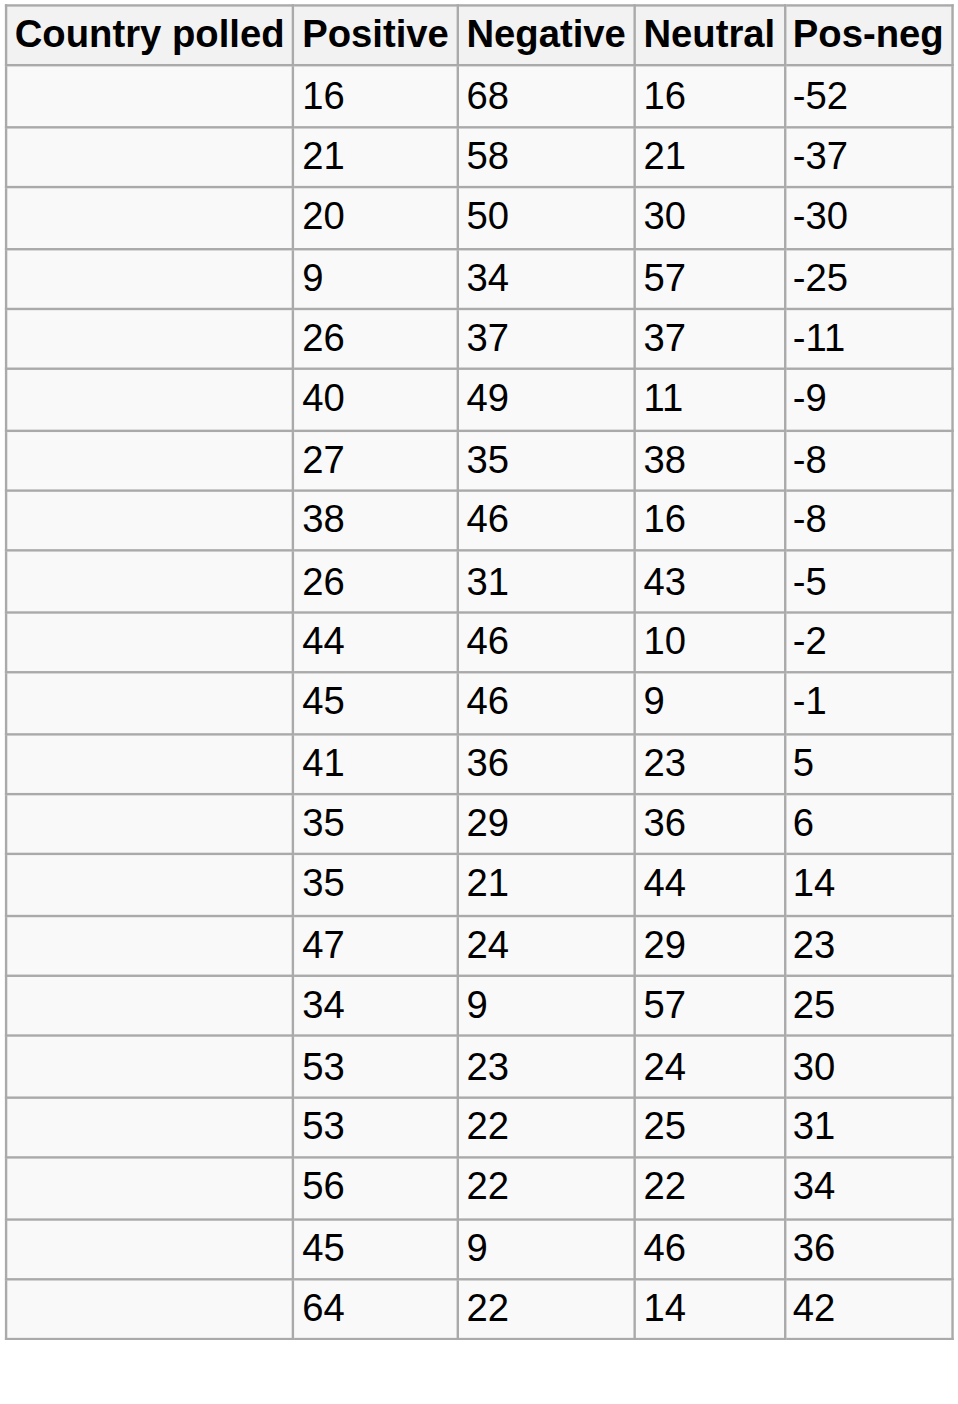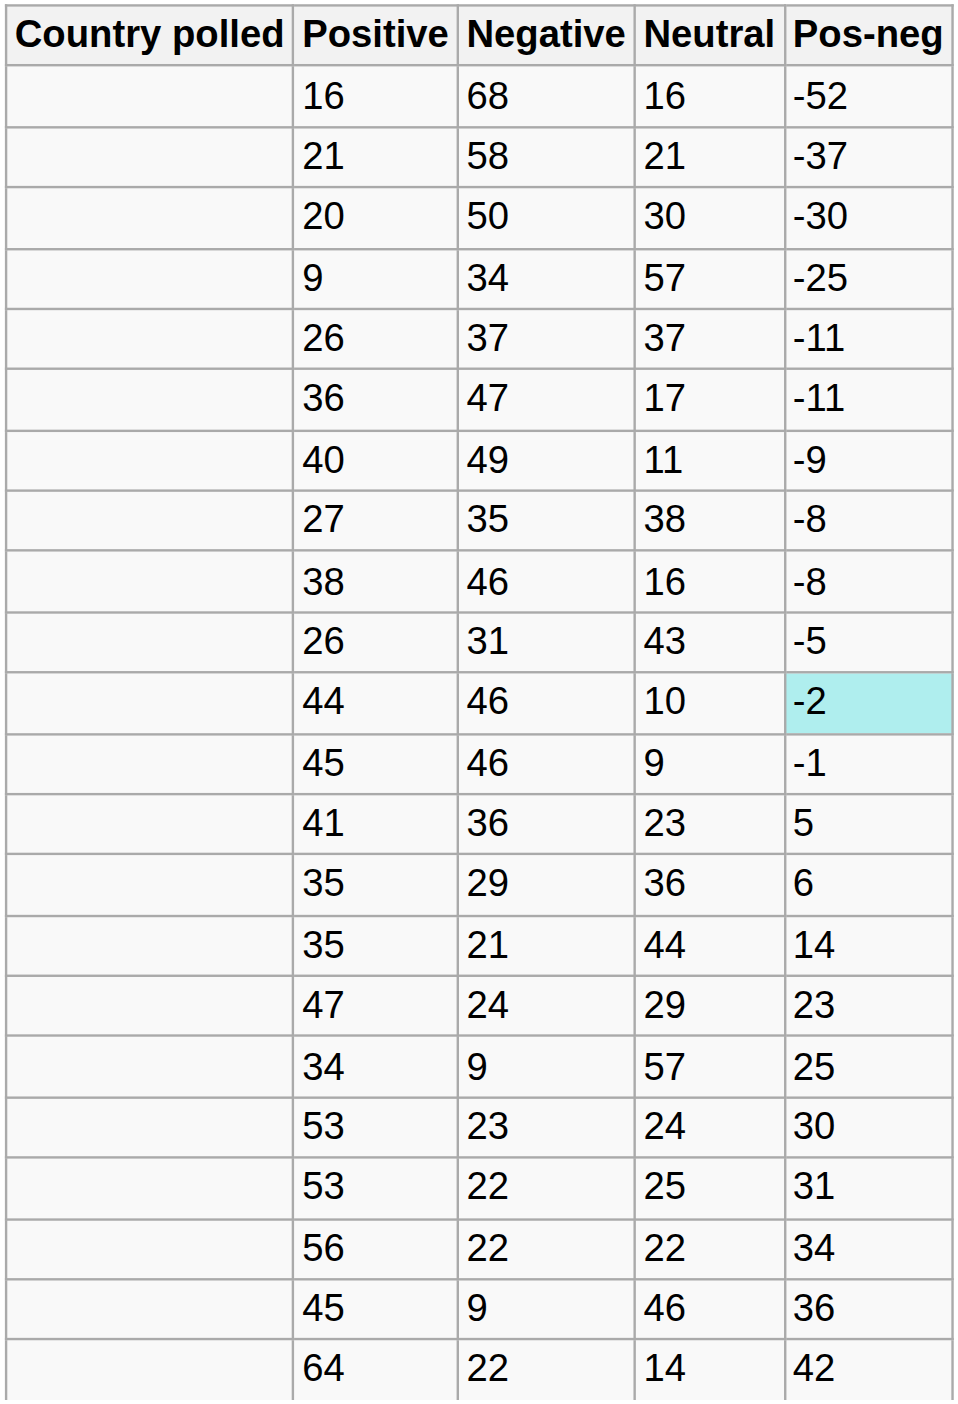+ row: (323, 398)
(810, 641) no background -> (810, 702) paleturquoise background
